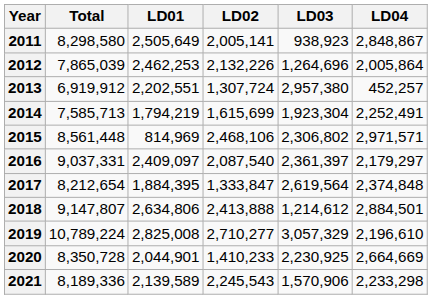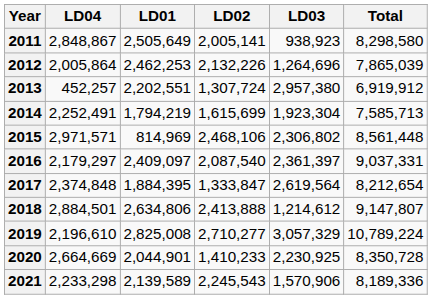columns swapped: (87, 16) <-> (390, 16)
